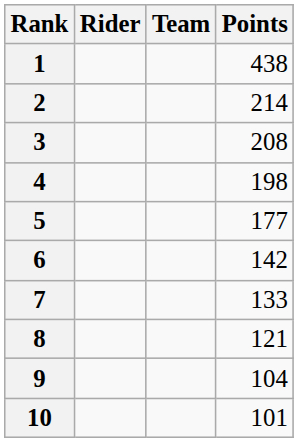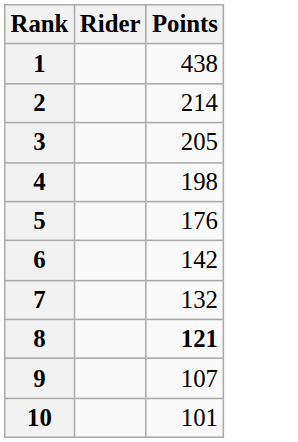- column: (181, 24)
(269, 142) 208 -> (199, 142) 205
(269, 220) 177 -> (199, 220) 176
(269, 299) 133 -> (199, 299) 132
(269, 338) normal -> (199, 338) bold
(269, 378) 104 -> (199, 378) 107
